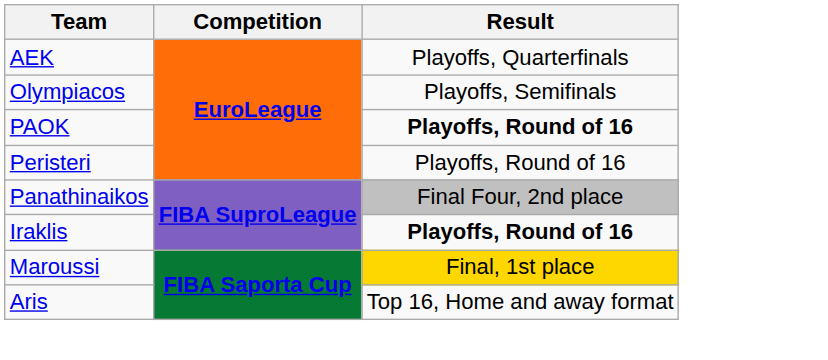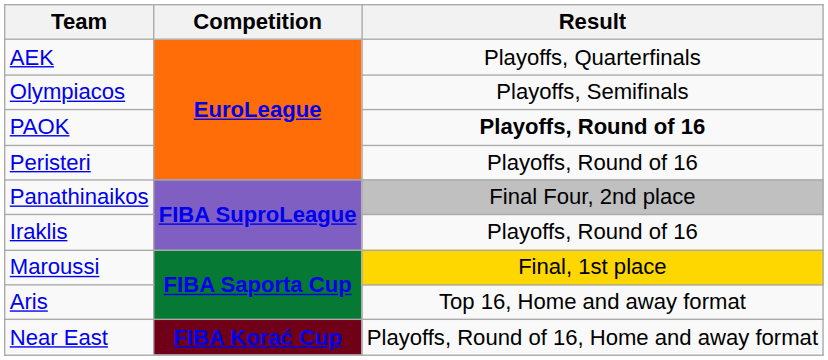(520, 232) bold -> (592, 232) normal
+ row: (59, 337)
